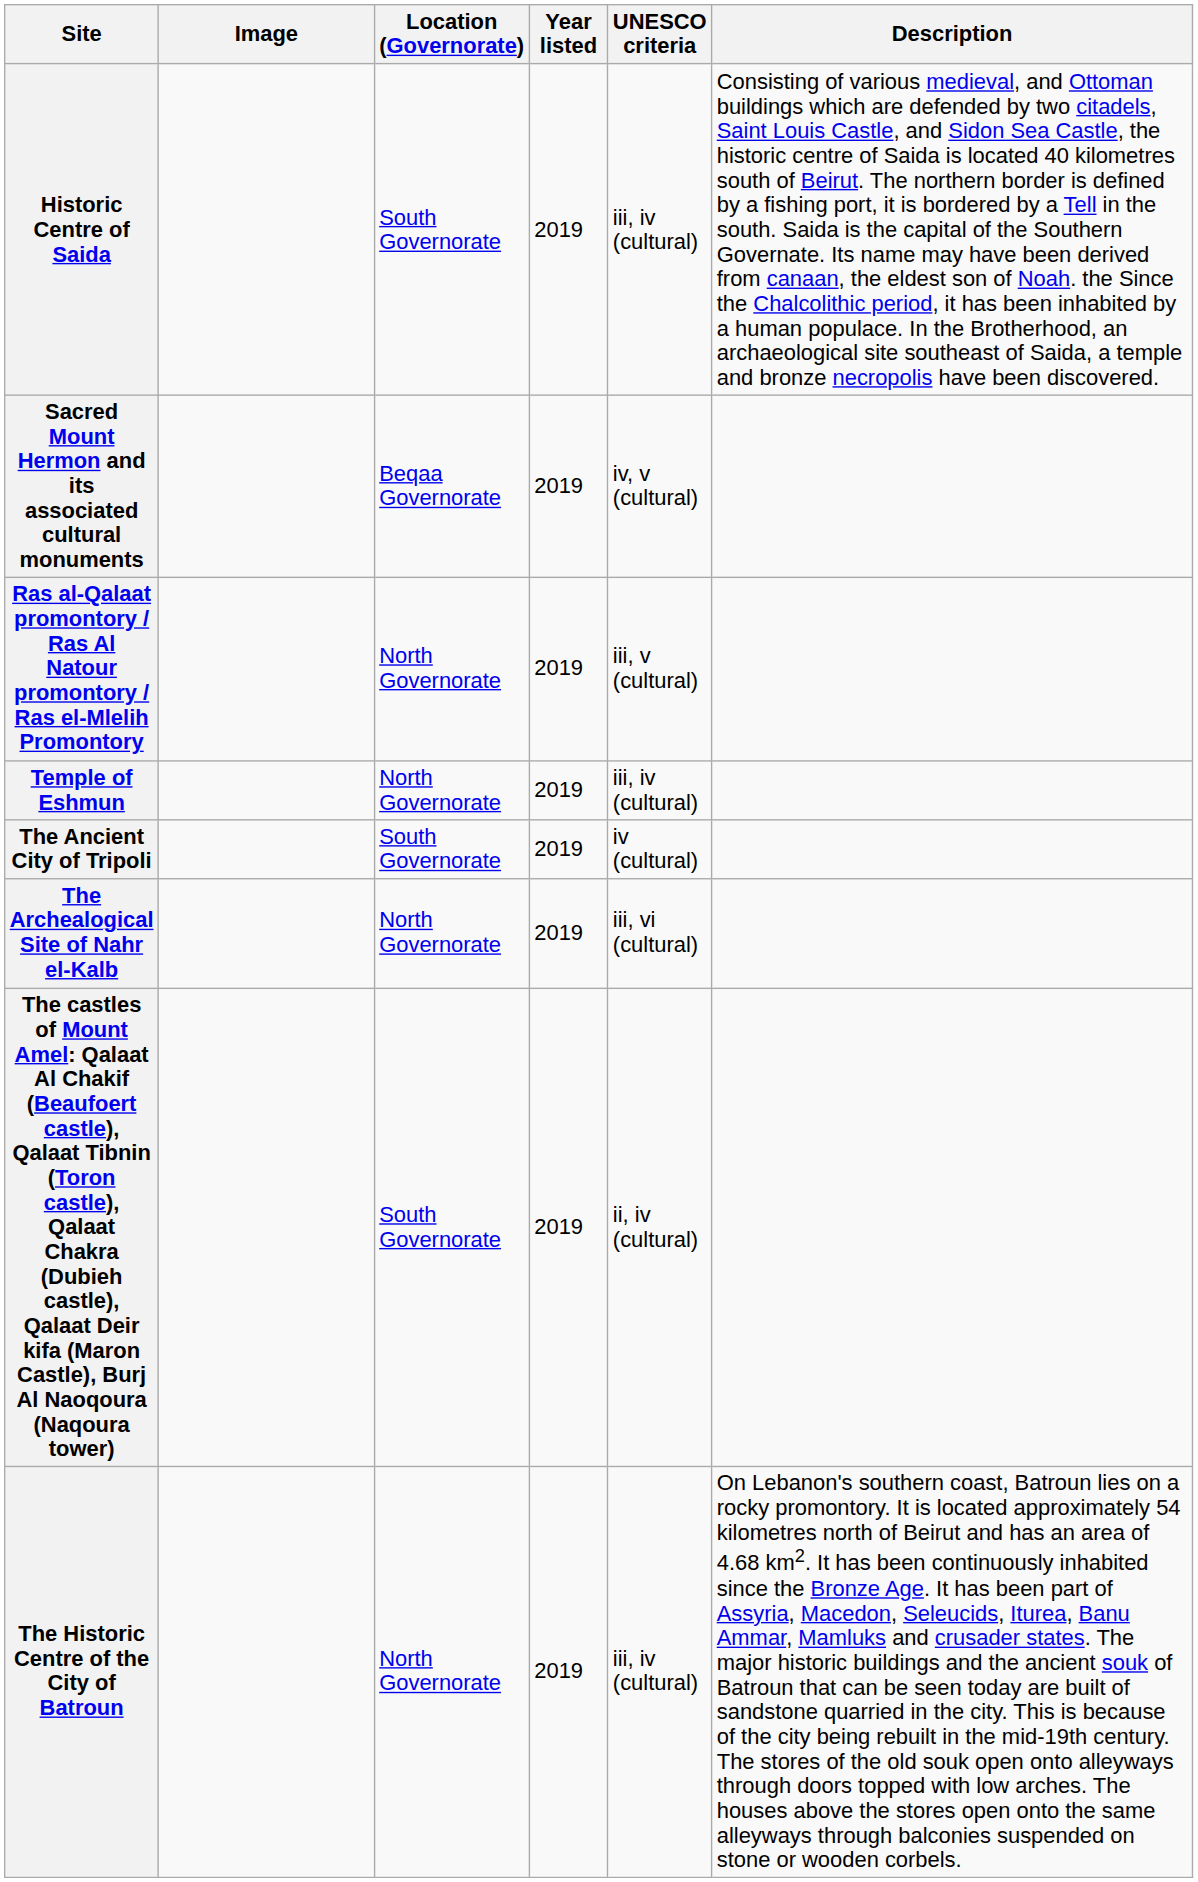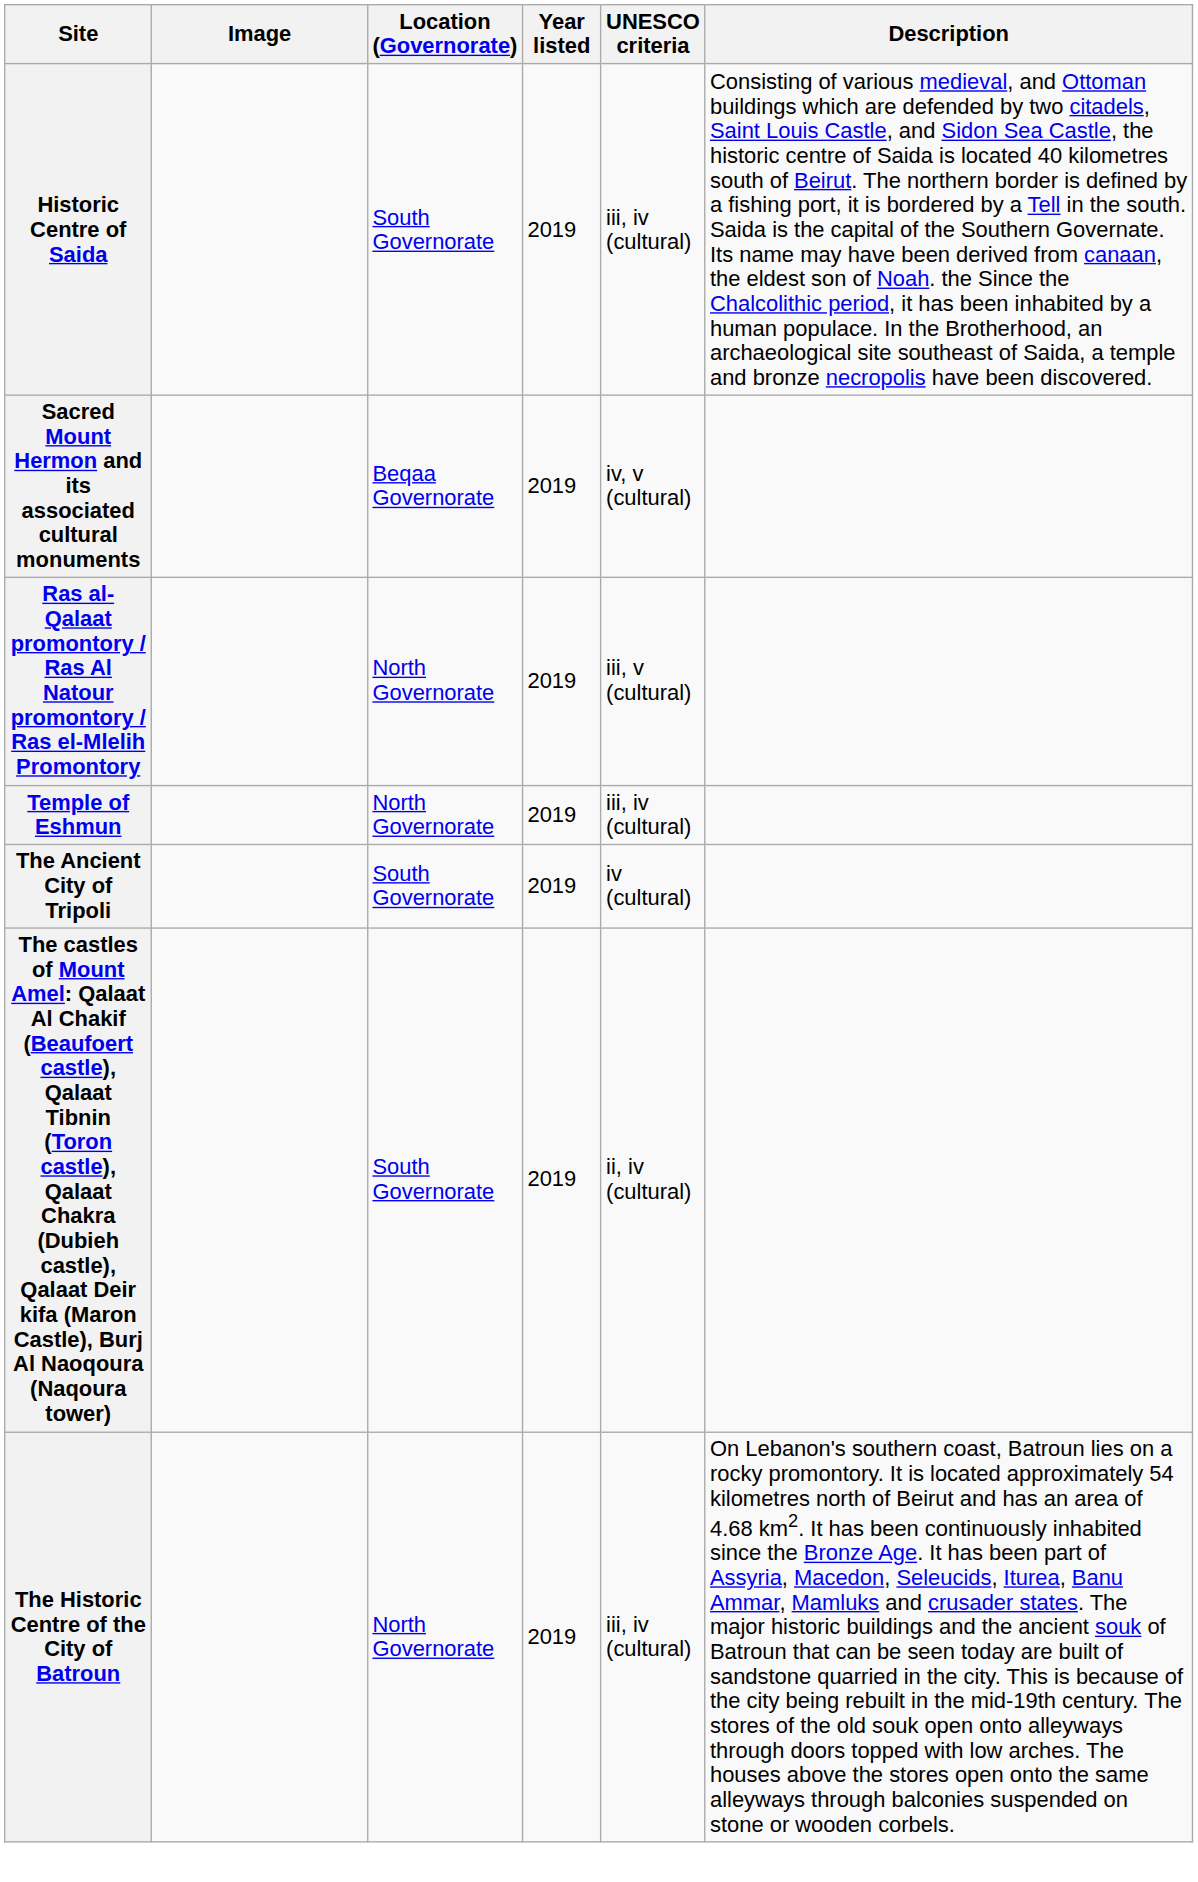- row: (82, 933)
